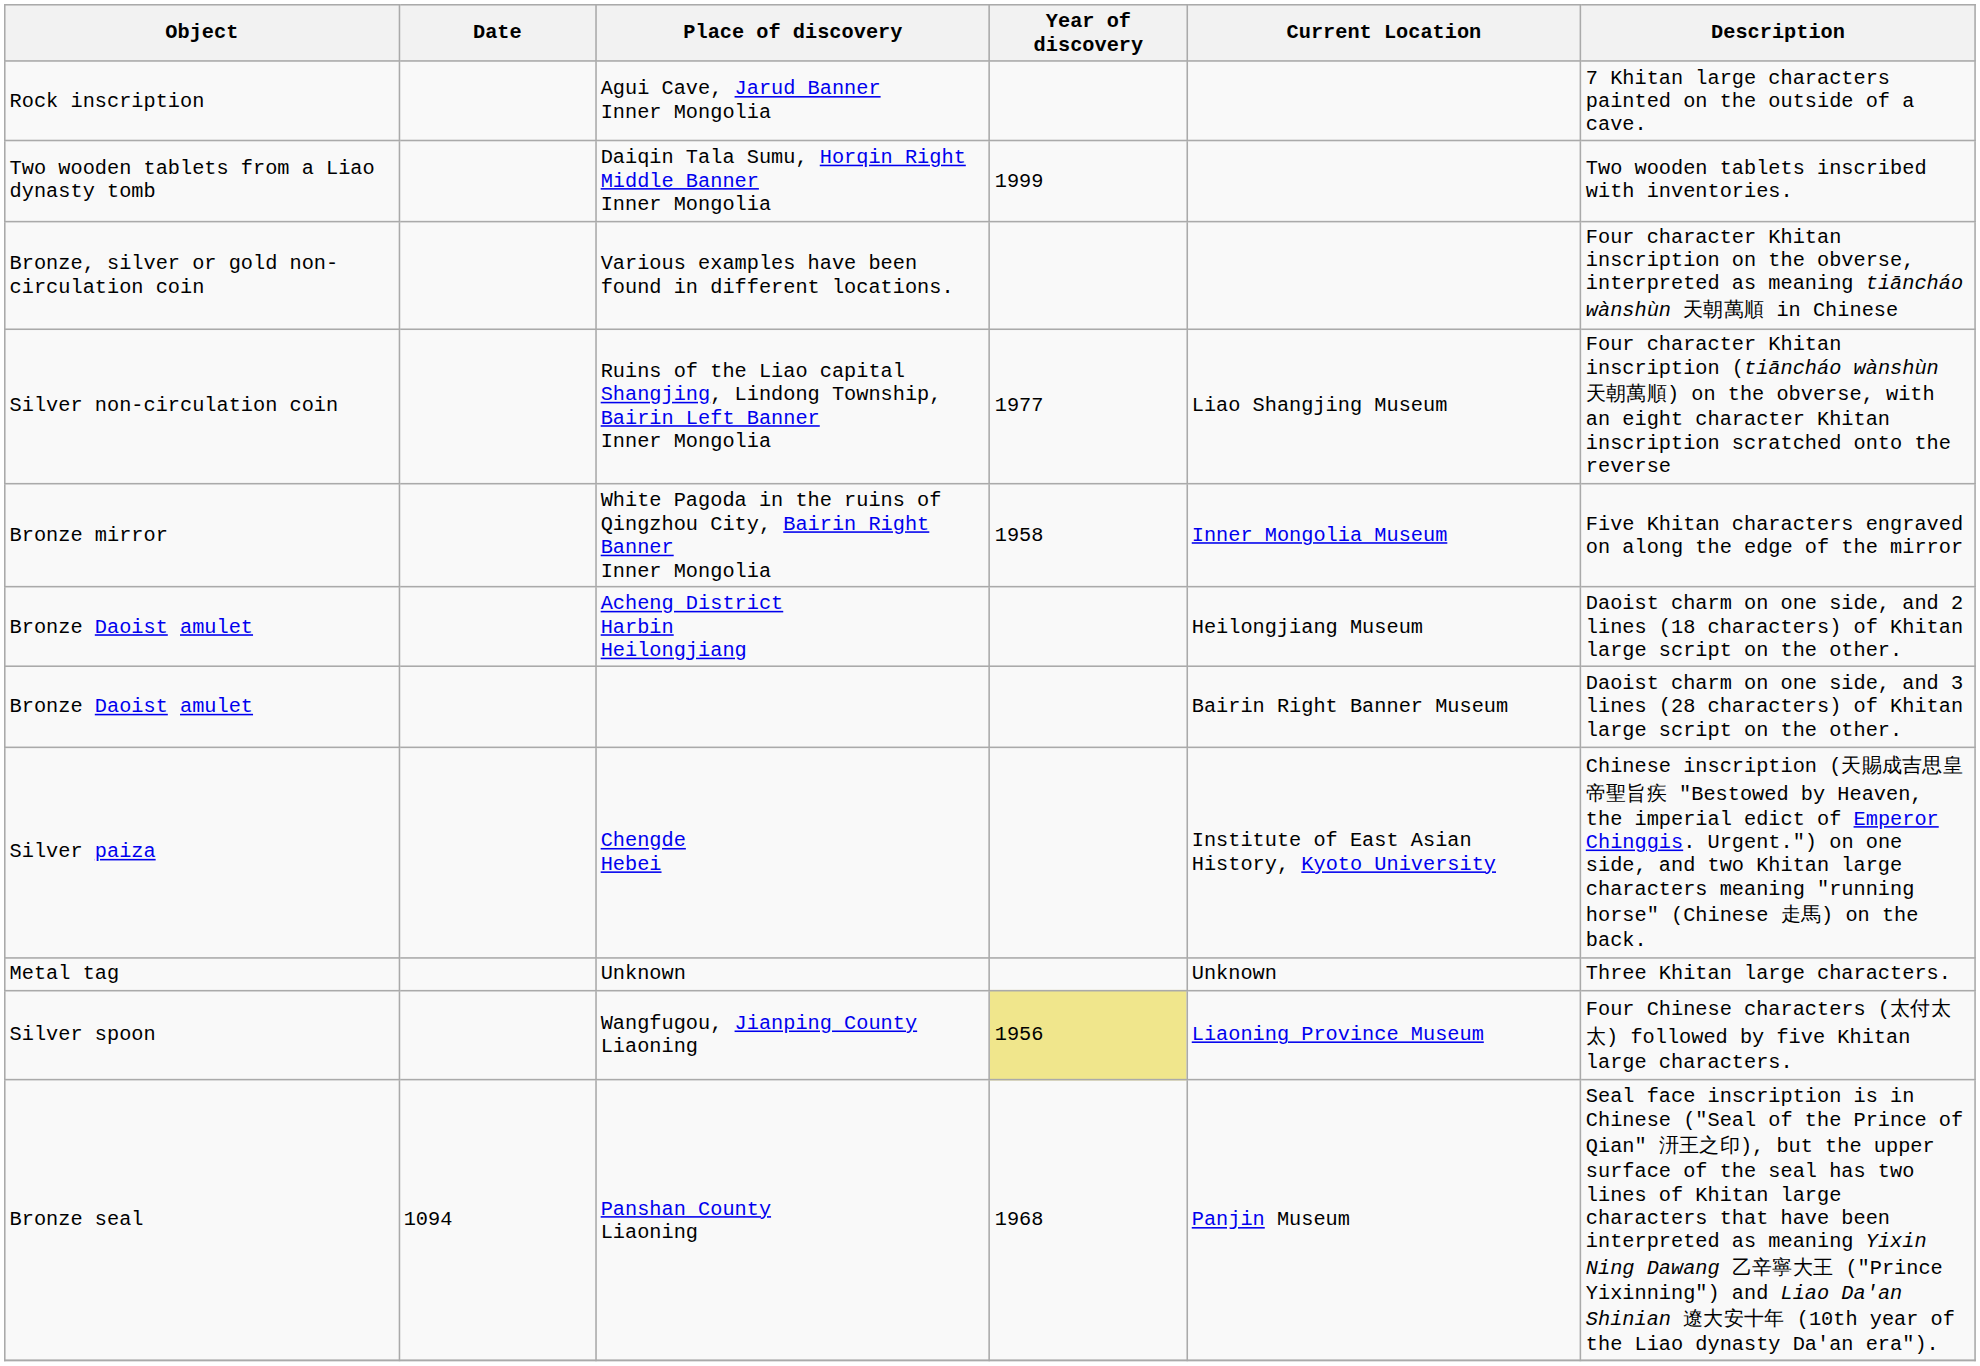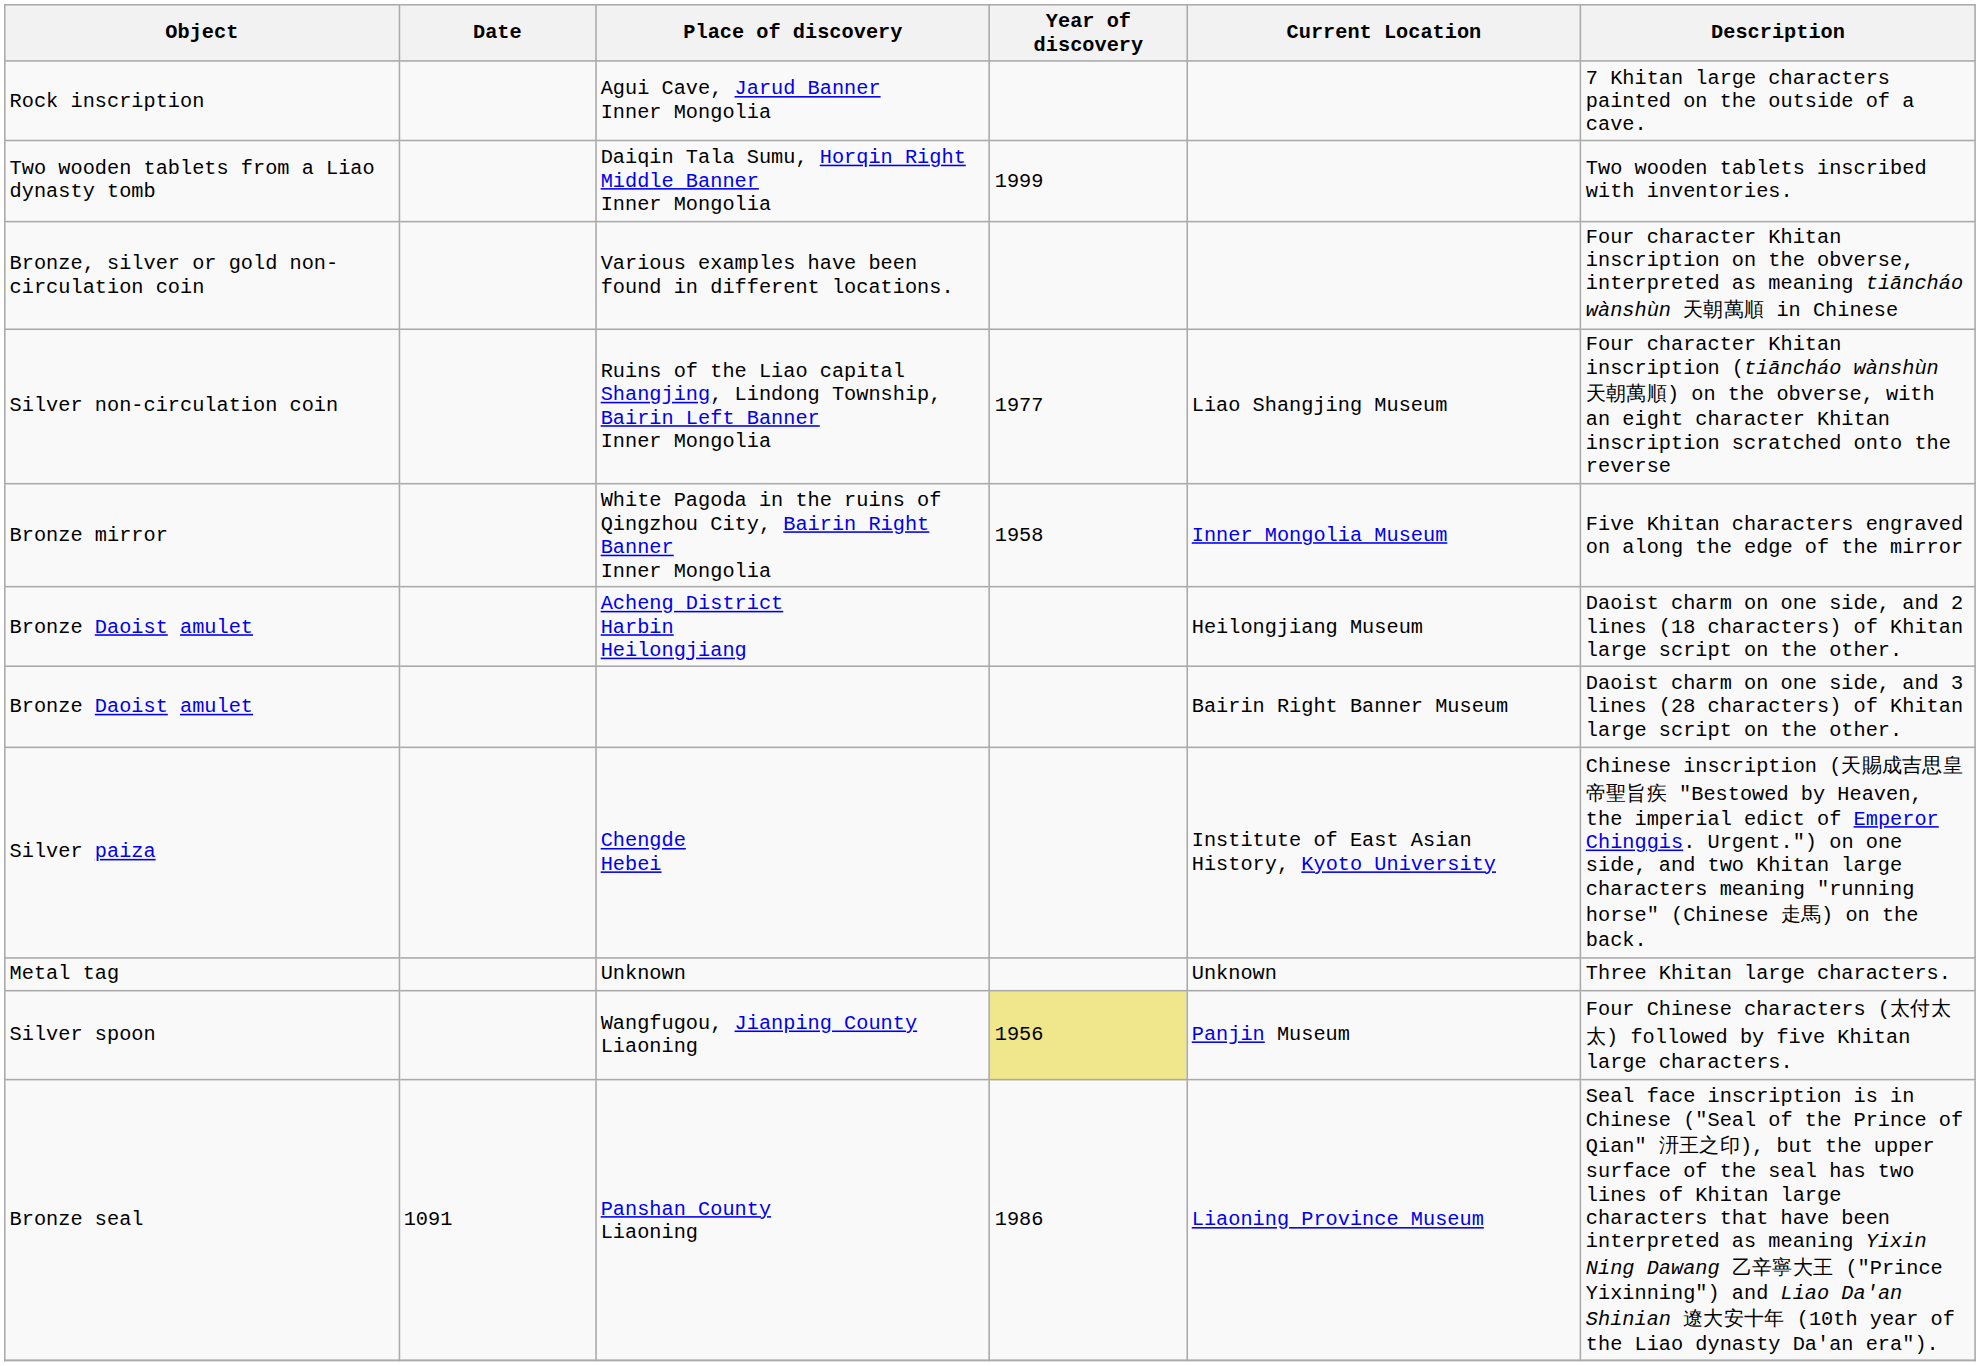(1338, 1035) Liaoning Province Museum -> (1271, 1035) Panjin Museum
(428, 1220) 1094 -> (428, 1220) 1091
(1019, 1220) 1968 -> (1019, 1220) 1986
(1271, 1220) Panjin Museum -> (1338, 1220) Liaoning Province Museum
